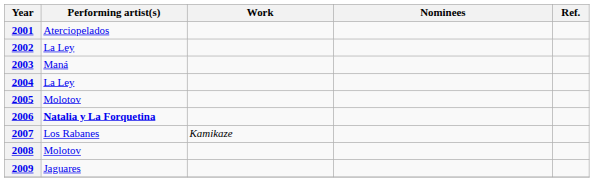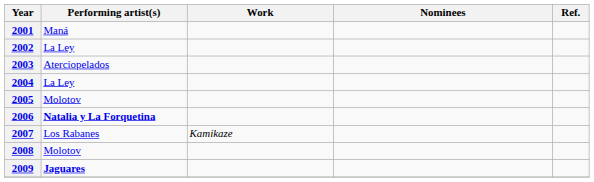(76, 30) Aterciopelados -> (56, 30) Maná
(56, 64) Maná -> (76, 64) Aterciopelados
(62, 168) normal -> (64, 168) bold
